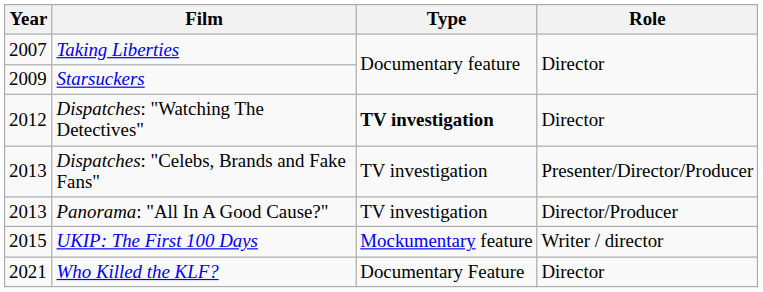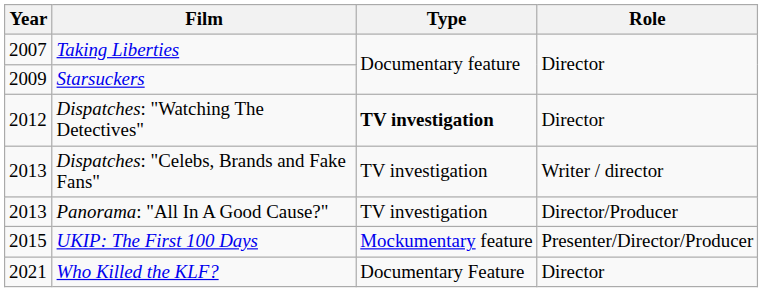(647, 171) Presenter/Director/Producer -> (602, 171) Writer / director
(602, 241) Writer / director -> (647, 241) Presenter/Director/Producer
